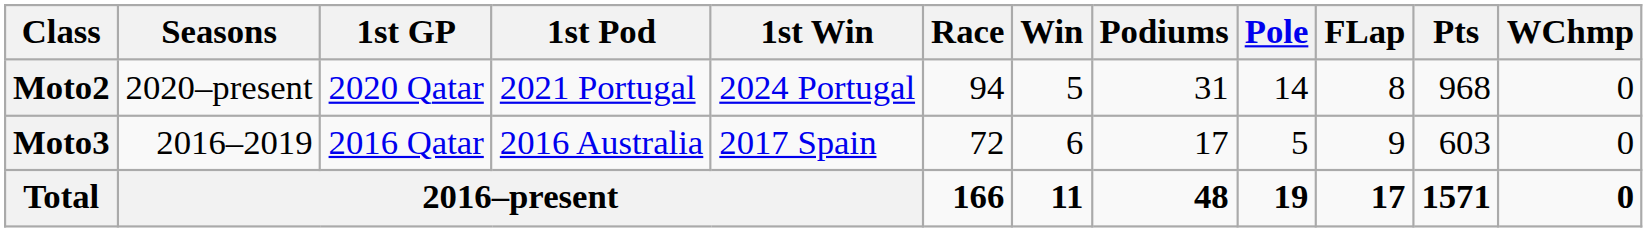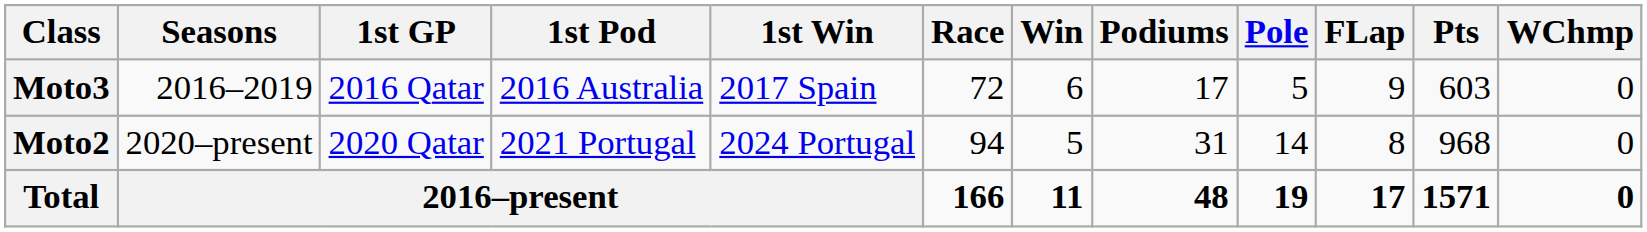rows swapped: (61, 142) <-> (61, 87)
